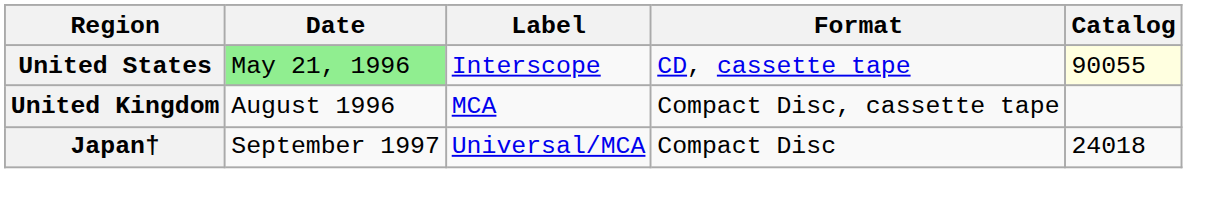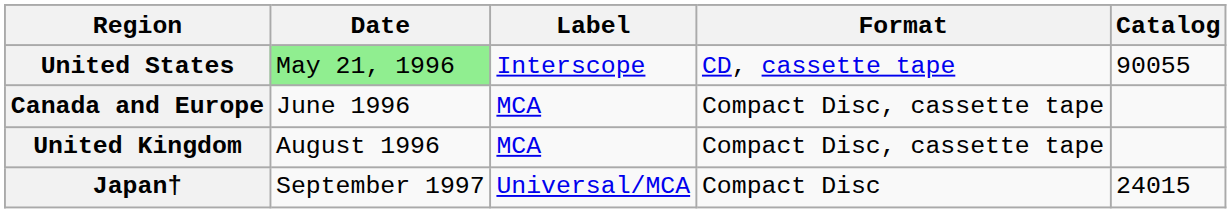(1109, 66) lightyellow background -> (1153, 66) no background
+ row: (138, 106)
(1109, 147) 24018 -> (1153, 187) 24015
